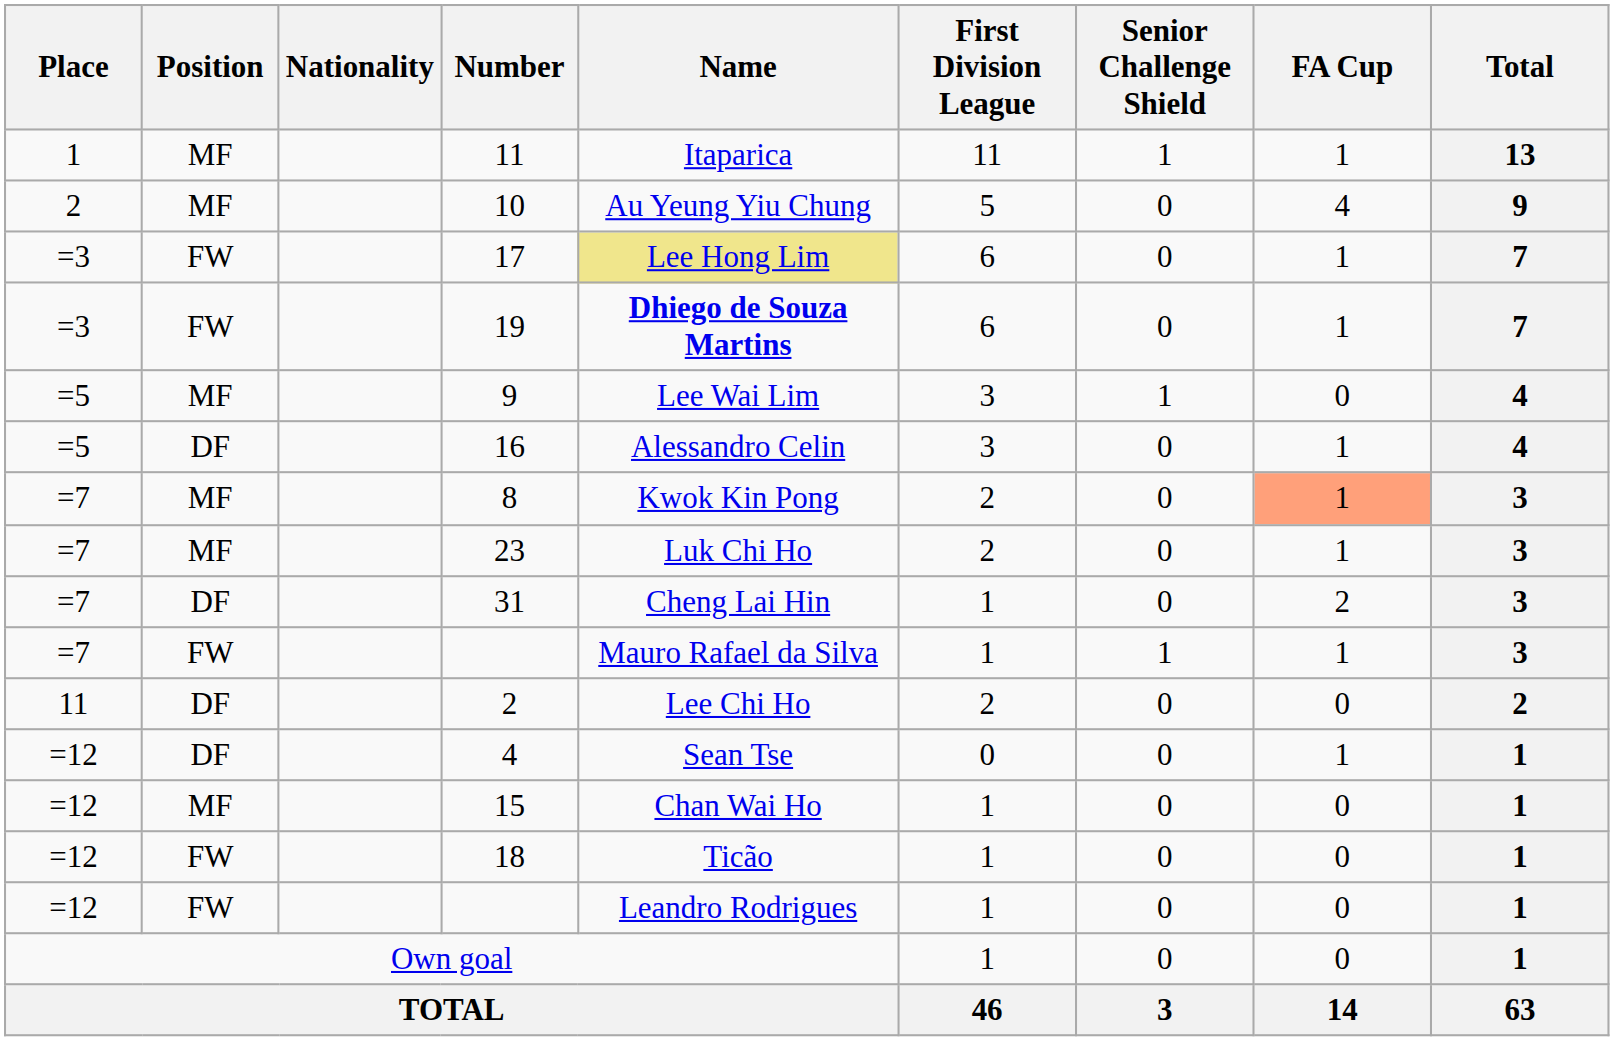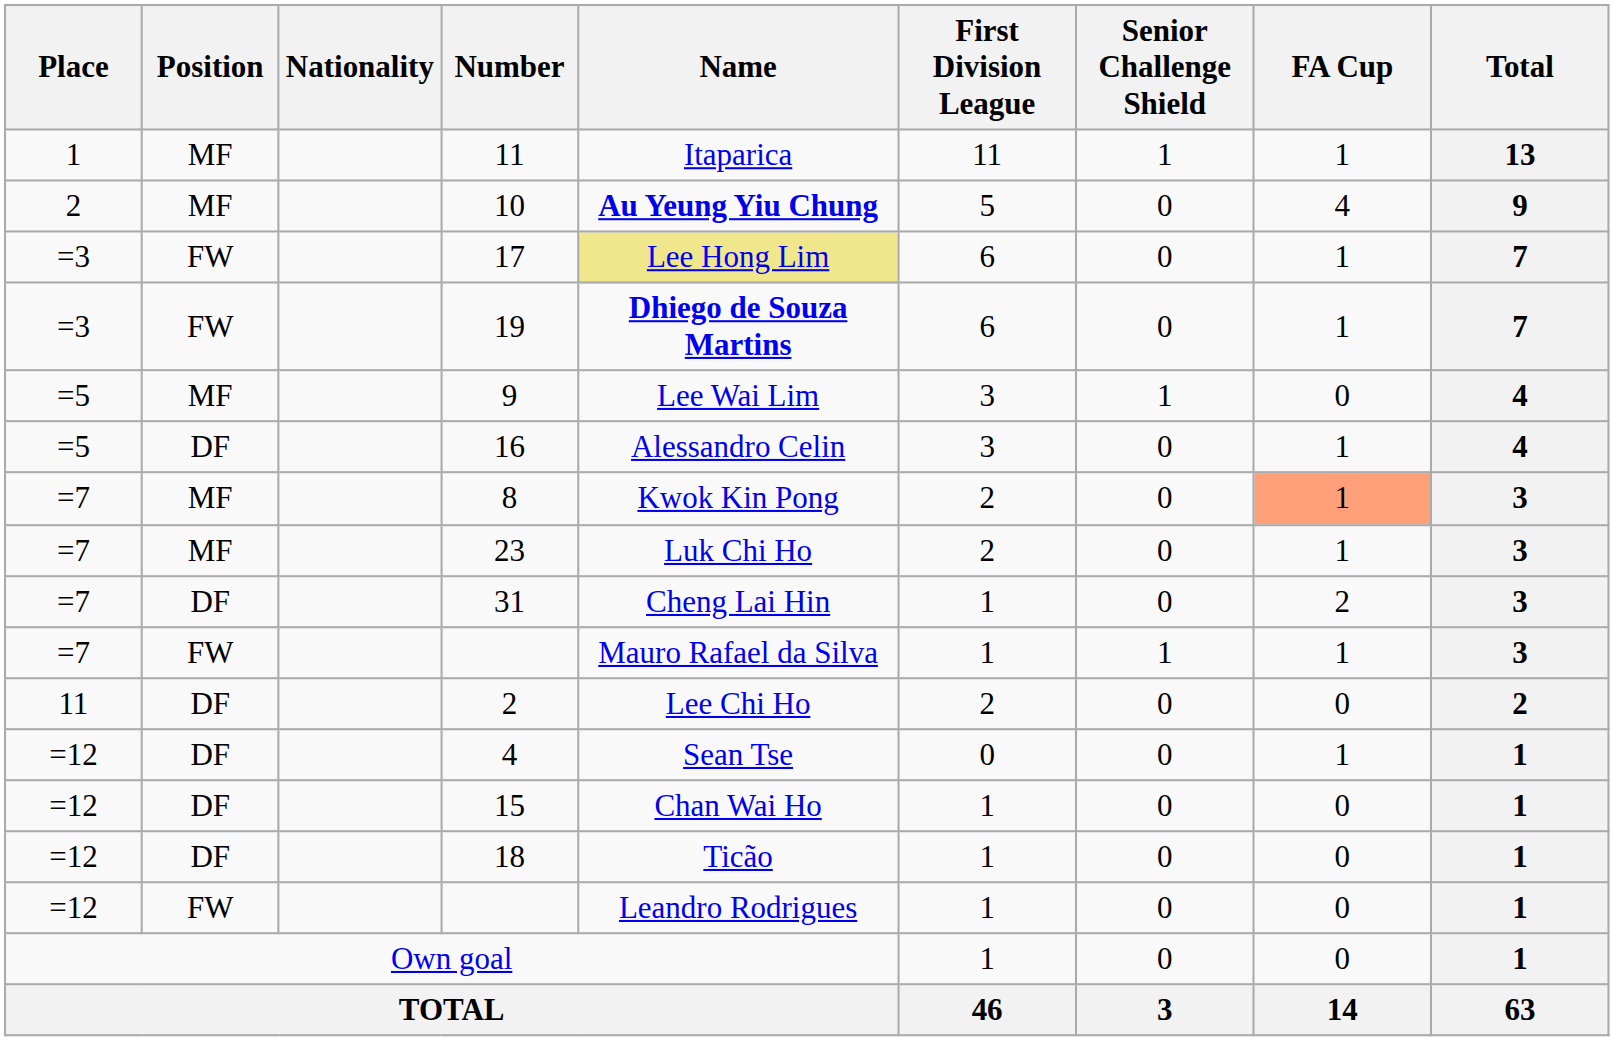(738, 205) normal -> (738, 205) bold
(210, 805) MF -> (210, 805) DF
(210, 856) FW -> (210, 856) DF
